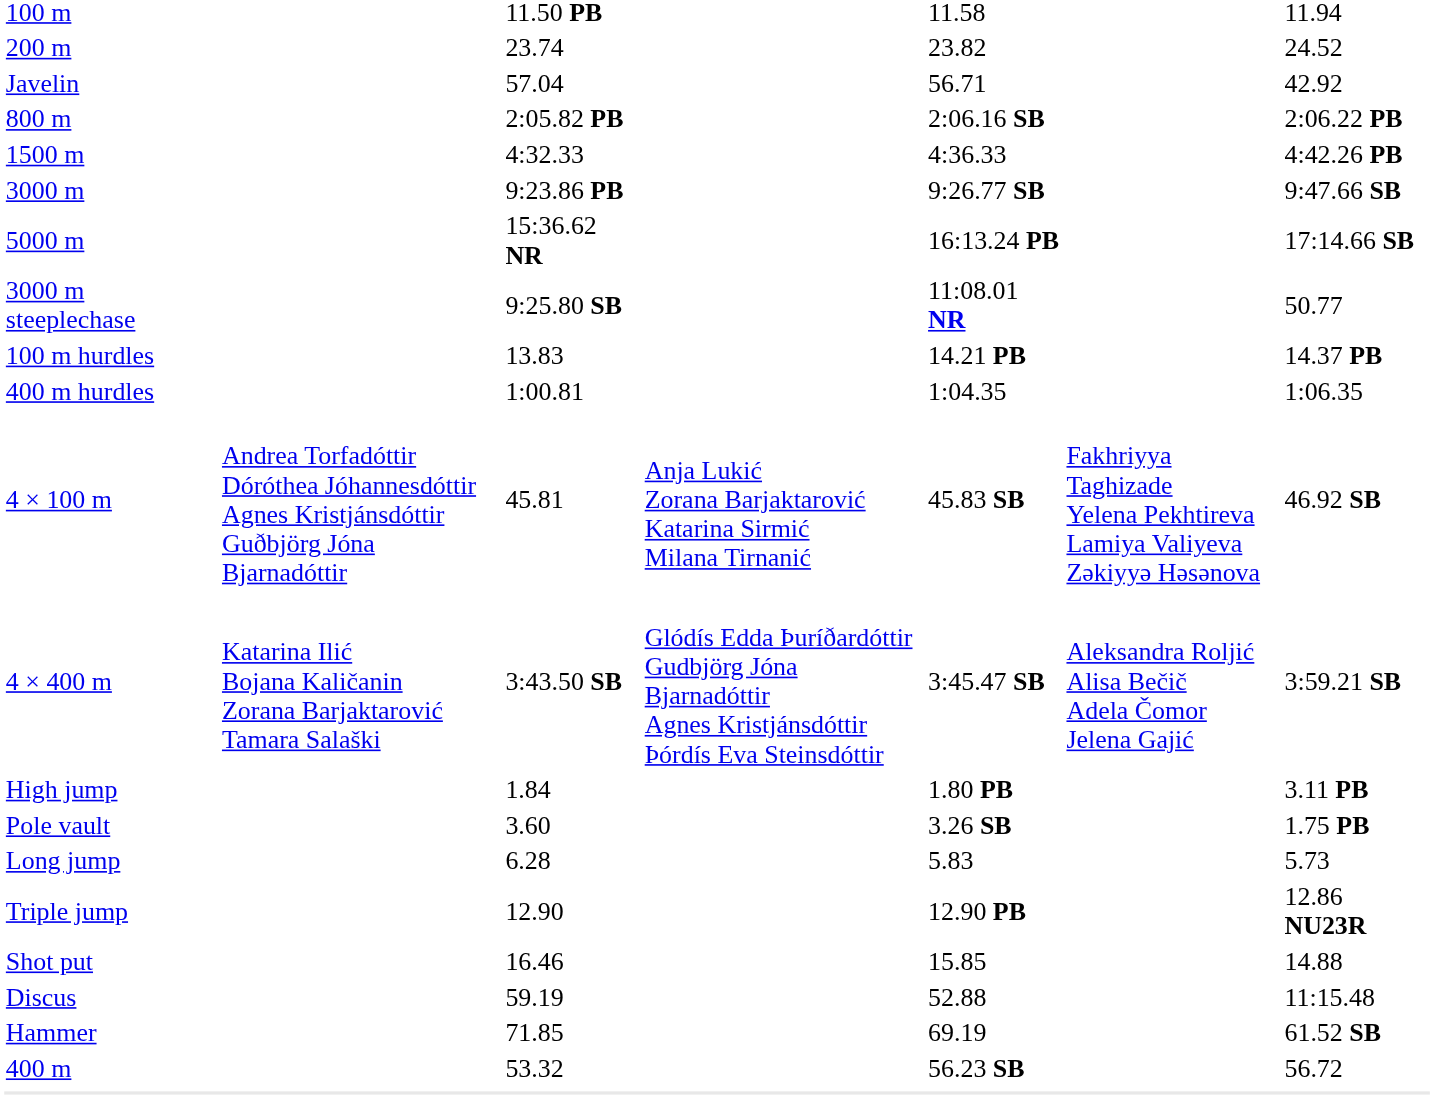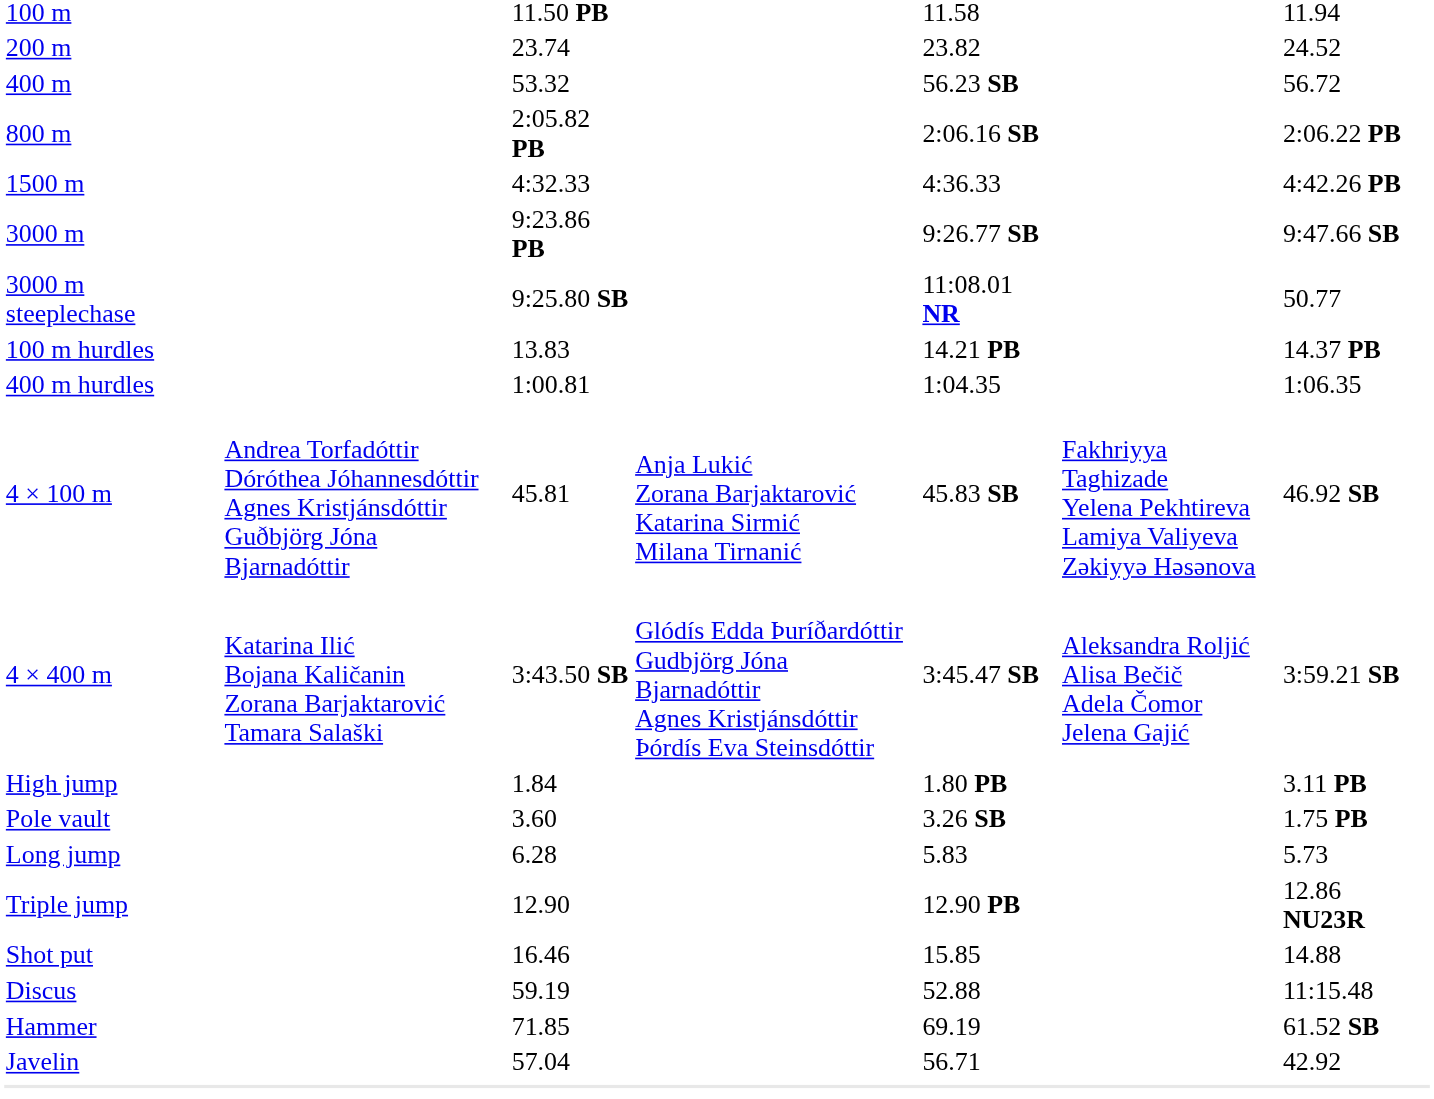rows swapped: (39, 1068) <-> (43, 83)
- row: (45, 240)
